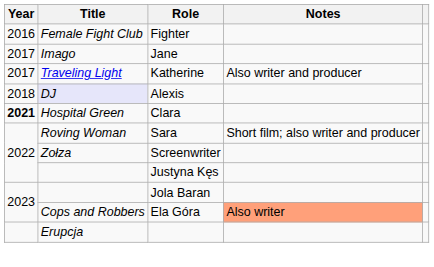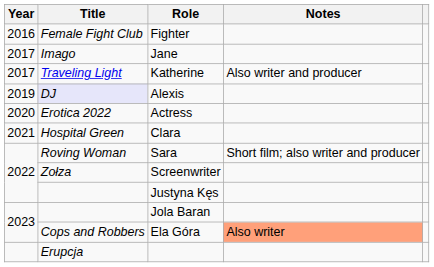(21, 93) 2018 -> (21, 93) 2019
+ row: (171, 113)
(21, 113) bold -> (21, 133) normal
